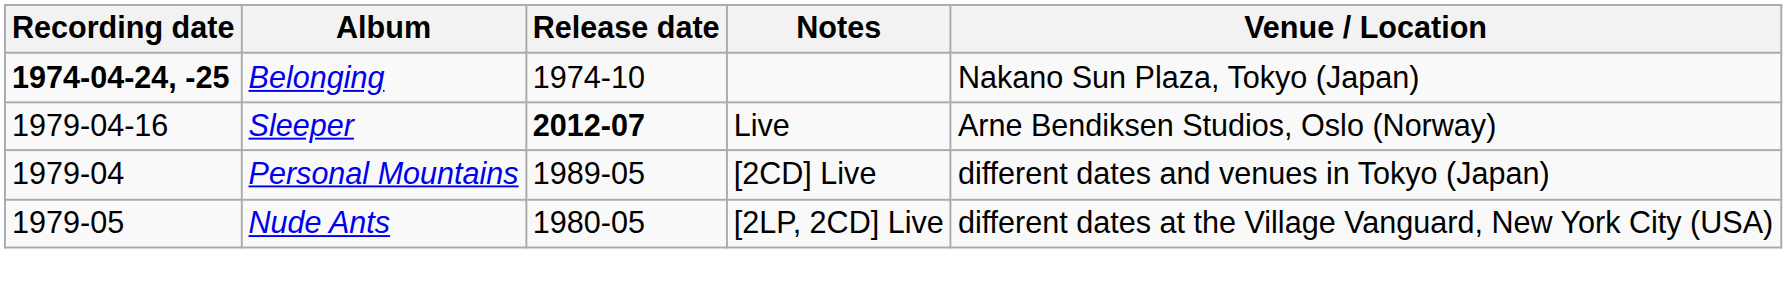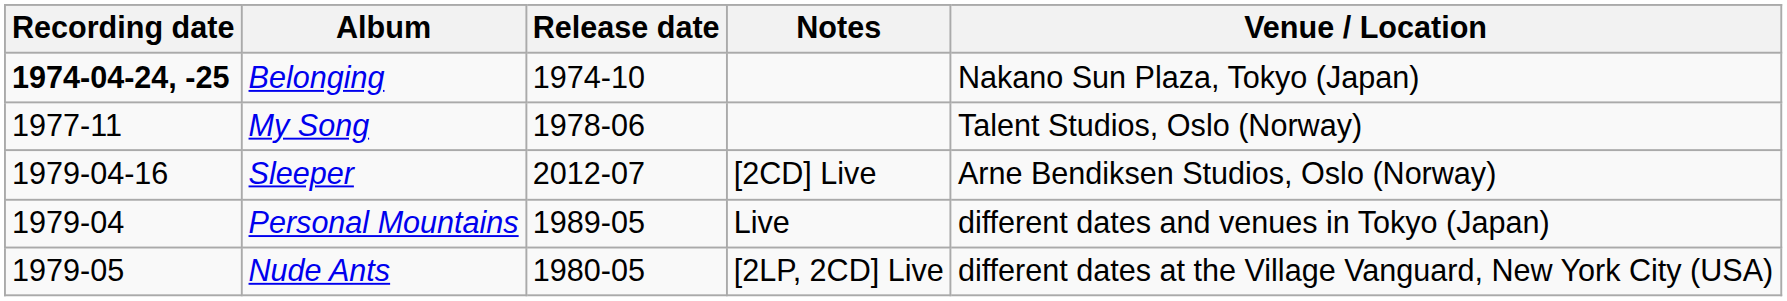+ row: (309, 125)
(589, 125) bold -> (589, 174) normal
(762, 125) Live -> (805, 174) [2CD] Live
(805, 174) [2CD] Live -> (762, 222) Live
